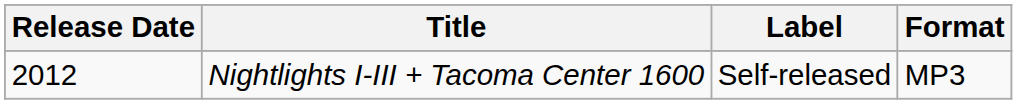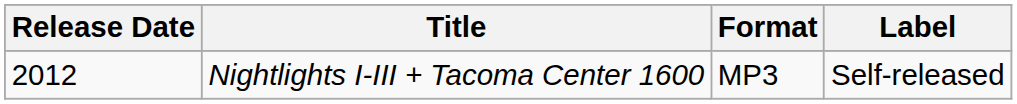columns swapped: (804, 27) <-> (955, 27)
